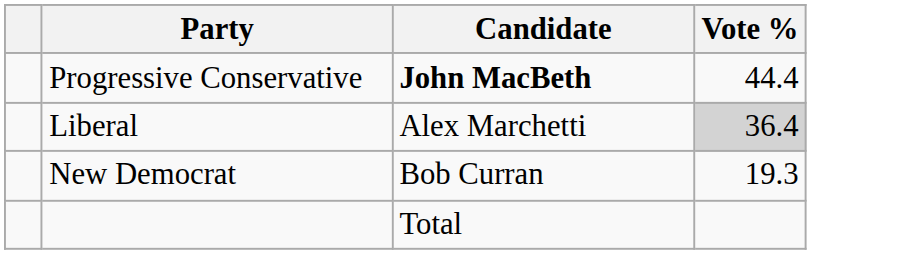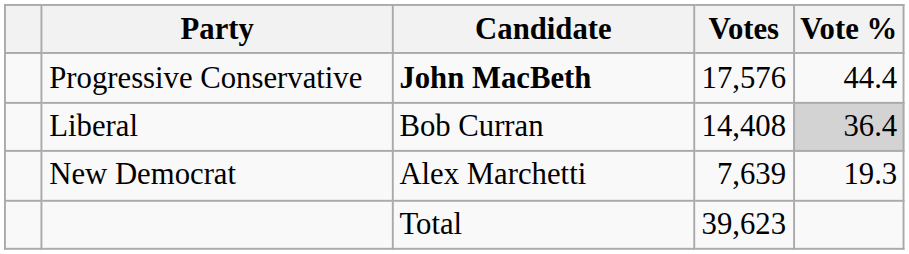+ column: (744, 28)
(493, 126) Alex Marchetti -> (472, 126) Bob Curran
(472, 175) Bob Curran -> (493, 175) Alex Marchetti
